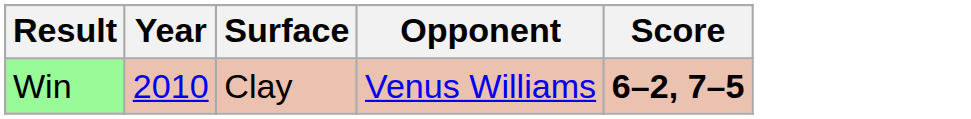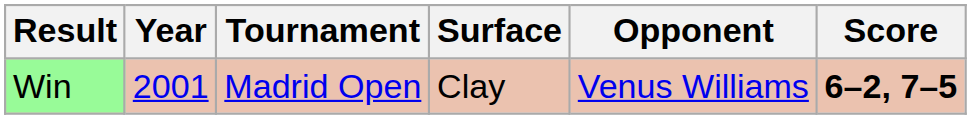+ column: (323, 31)
(171, 85) 2010 -> (171, 85) 2001
